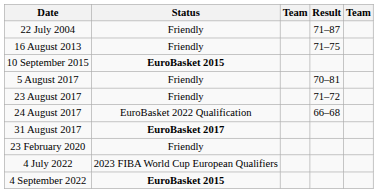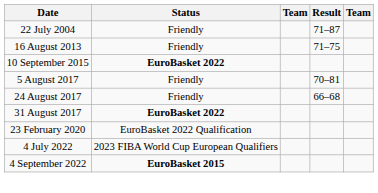(186, 63) EuroBasket 2015 -> (186, 63) EuroBasket 2022
- row: (48, 96)
(186, 113) EuroBasket 2022 Qualification -> (186, 96) Friendly
(186, 130) EuroBasket 2017 -> (186, 113) EuroBasket 2022
(186, 146) Friendly -> (186, 130) EuroBasket 2022 Qualification
